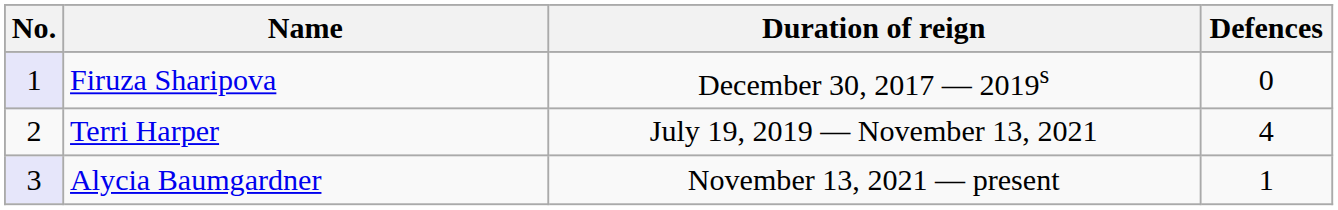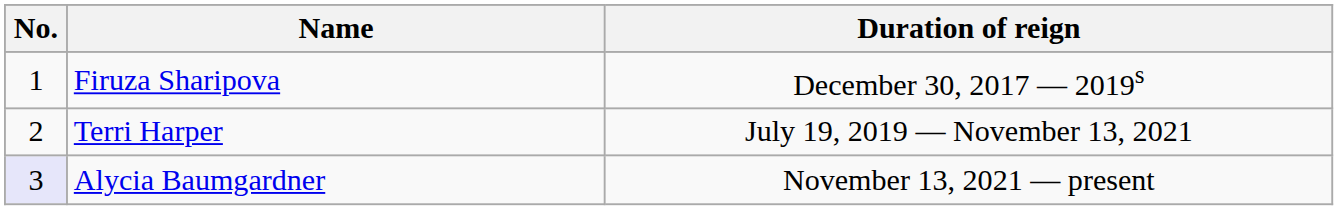- column: (1266, 28)
(34, 80) lavender background -> (36, 80) no background
